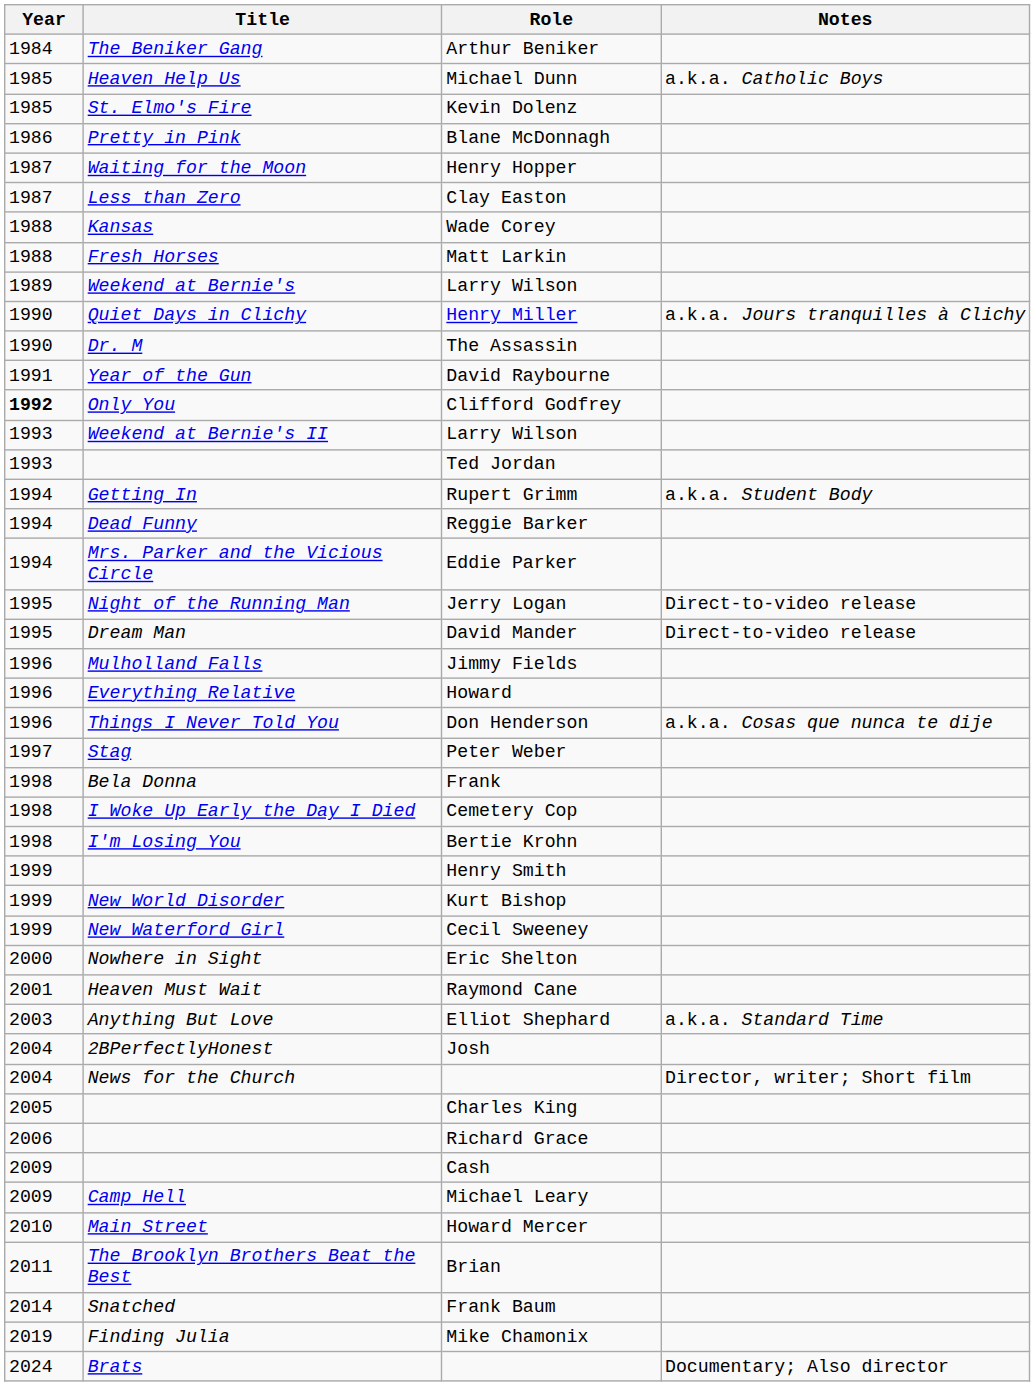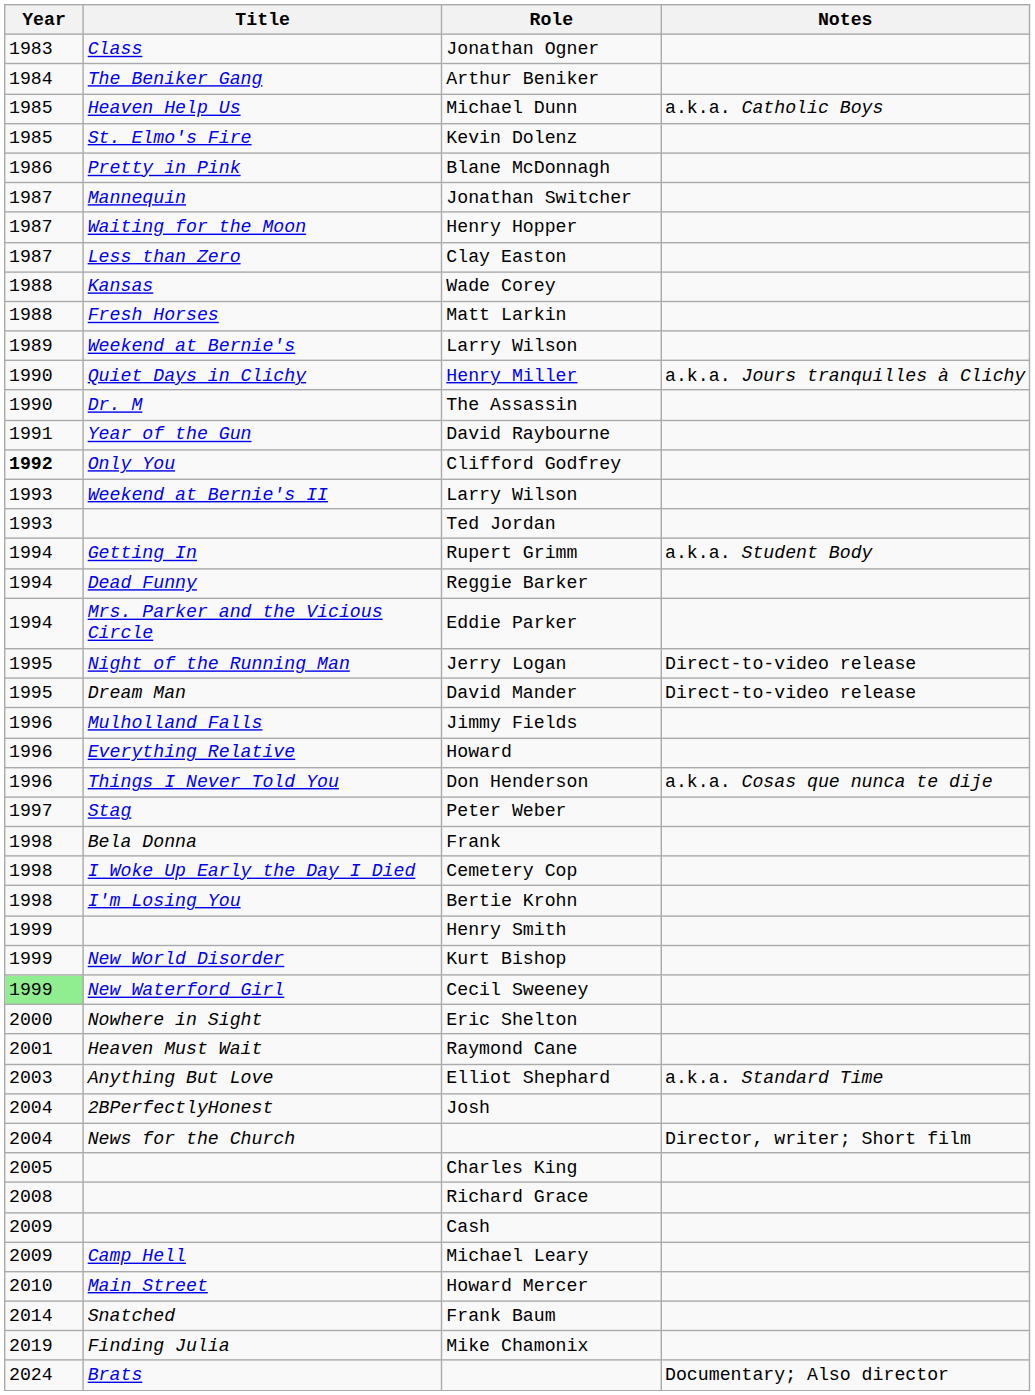+ row: (115, 49)
+ row: (137, 198)
(31, 930) no background -> (31, 990) lightgreen background
(31, 1138) 2006 -> (31, 1197) 2008
- row: (252, 1267)
